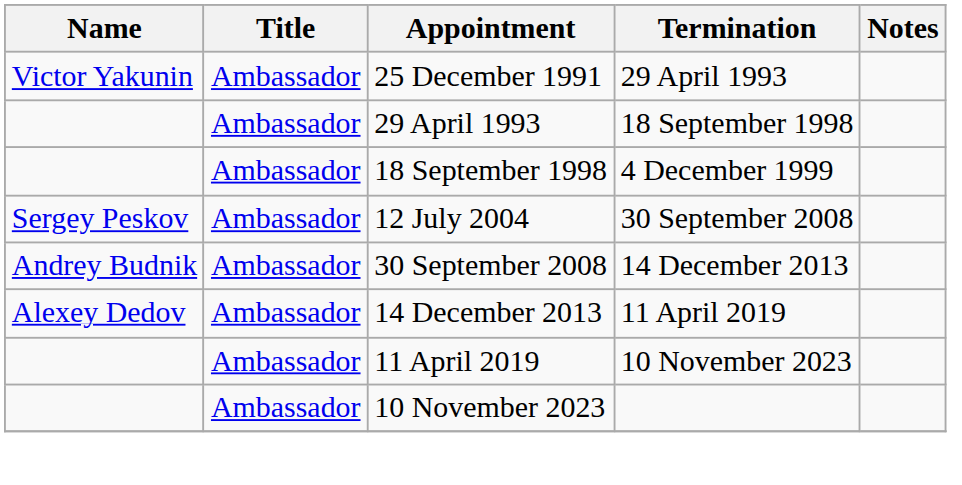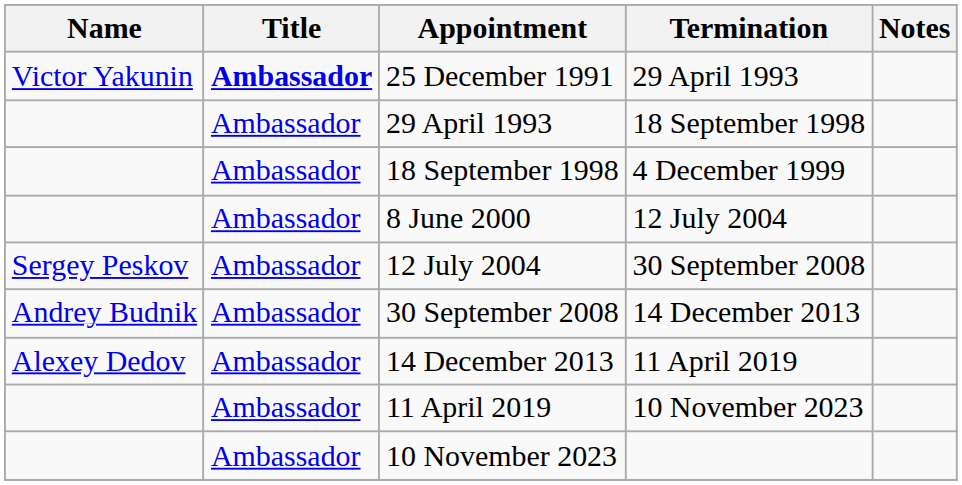(286, 75) normal -> (292, 75) bold
+ row: (458, 218)
